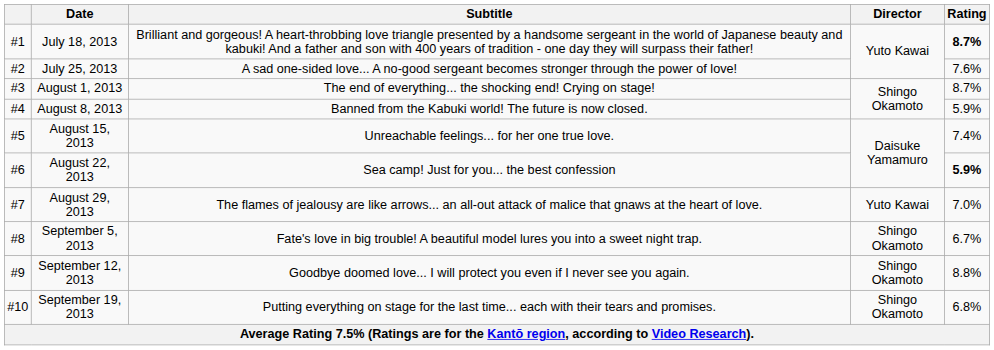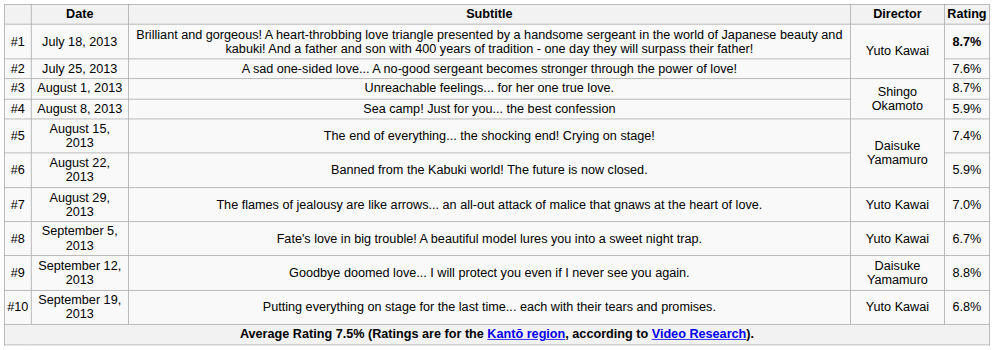(489, 88) The end of everything... the shocking end! Crying on stage! -> (489, 88) Unreachable feelings... for her one true love.
(489, 108) Banned from the Kabuki world! The future is now closed. -> (489, 108) Sea camp! Just for you... the best confession
(489, 136) Unreachable feelings... for her one true love. -> (489, 136) The end of everything... the shocking end! Crying on stage!
(489, 170) Sea camp! Just for you... the best confession -> (489, 170) Banned from the Kabuki world! The future is now closed.
(967, 170) bold -> (967, 170) normal
(897, 238) Shingo Okamoto -> (897, 238) Yuto Kawai
(897, 273) Shingo Okamoto -> (897, 273) Daisuke Yamamuro
(897, 307) Shingo Okamoto -> (897, 307) Yuto Kawai
